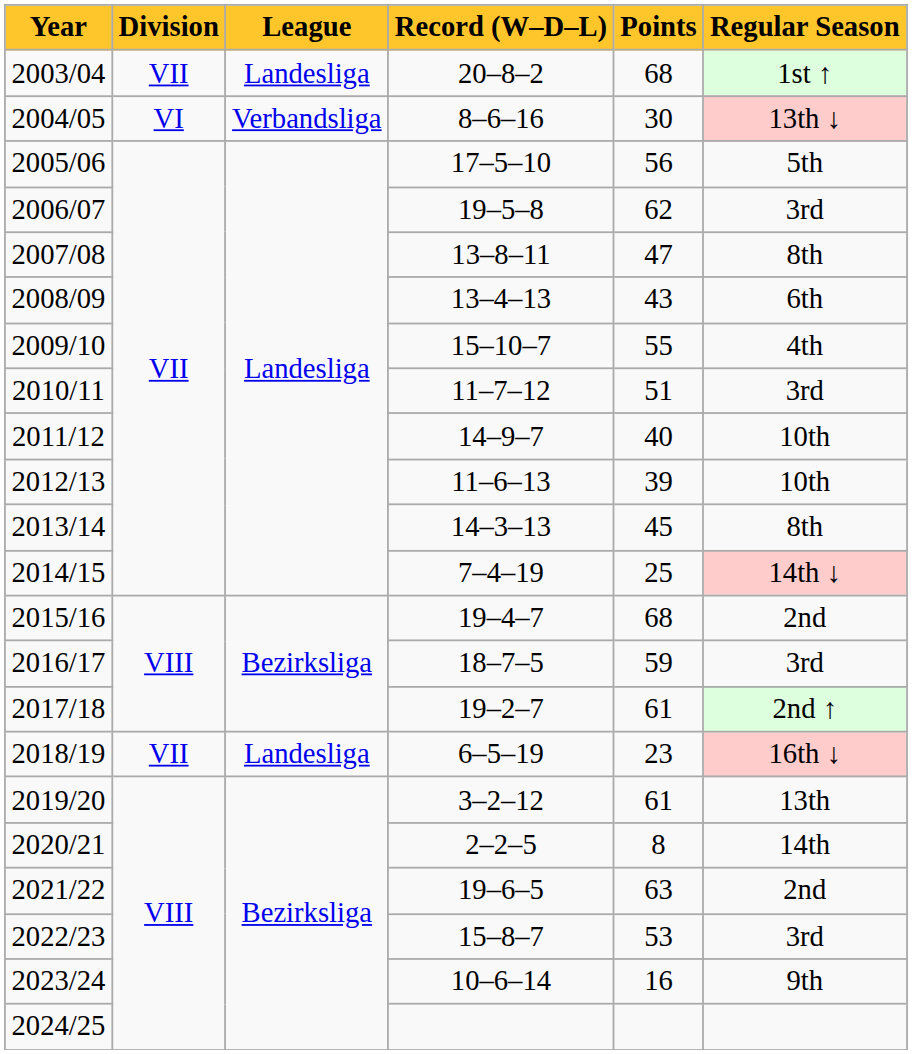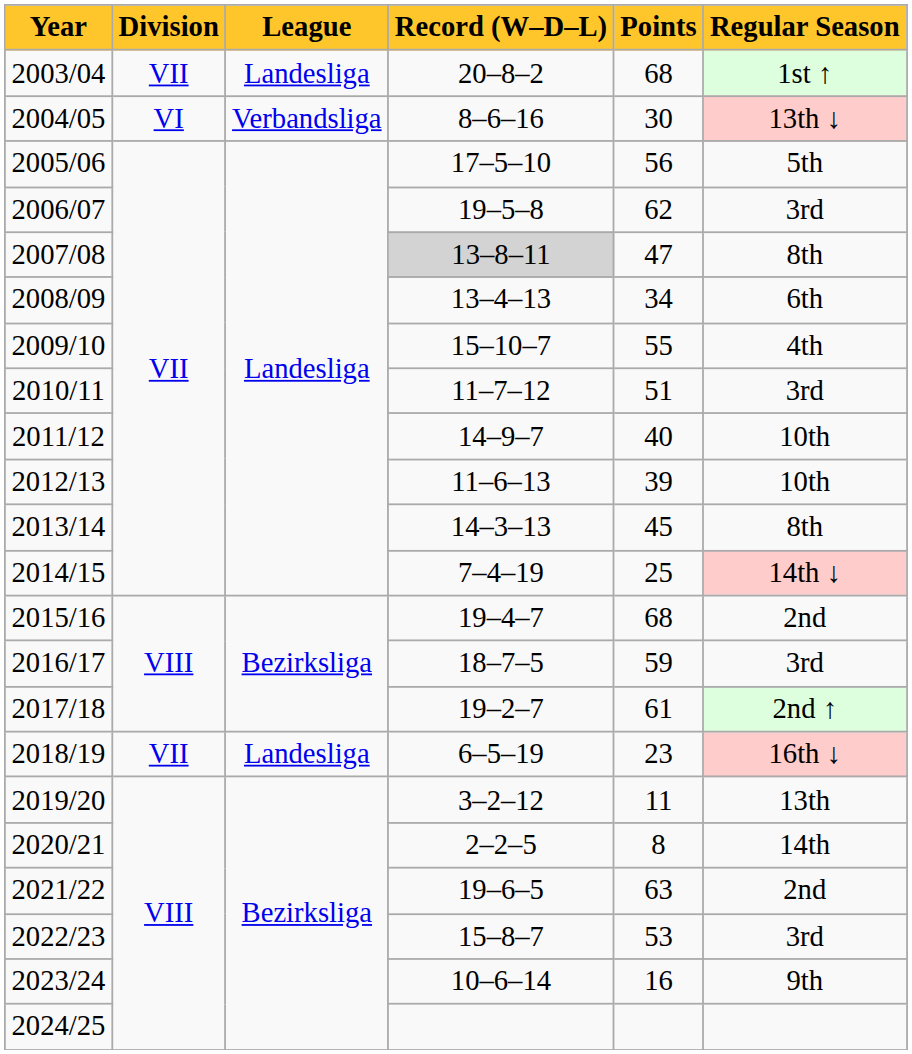(501, 254) no background -> (501, 254) lightgrey background
(659, 299) 43 -> (659, 299) 34
(659, 799) 61 -> (659, 799) 11
